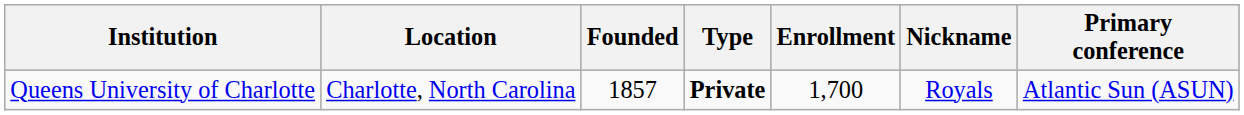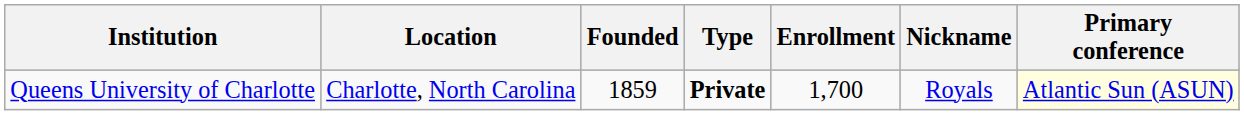(633, 89) 1857 -> (633, 89) 1859
(1128, 89) no background -> (1128, 89) lightyellow background
